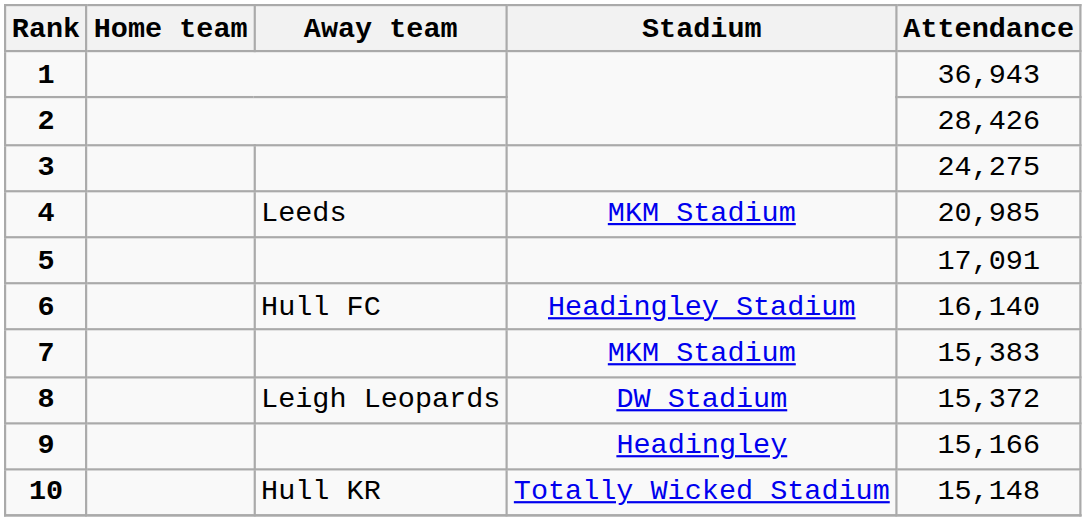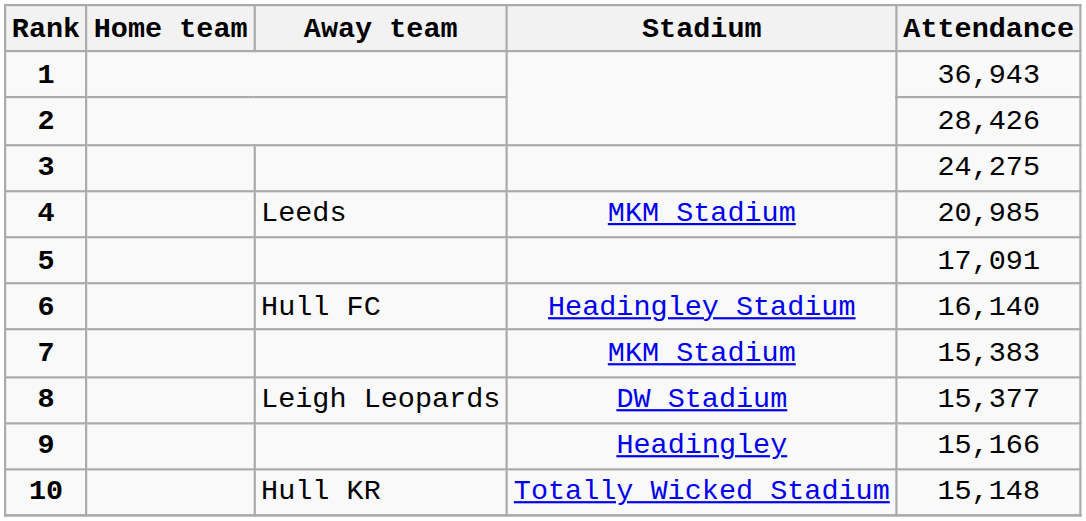(989, 400) 15,372 -> (989, 400) 15,377
